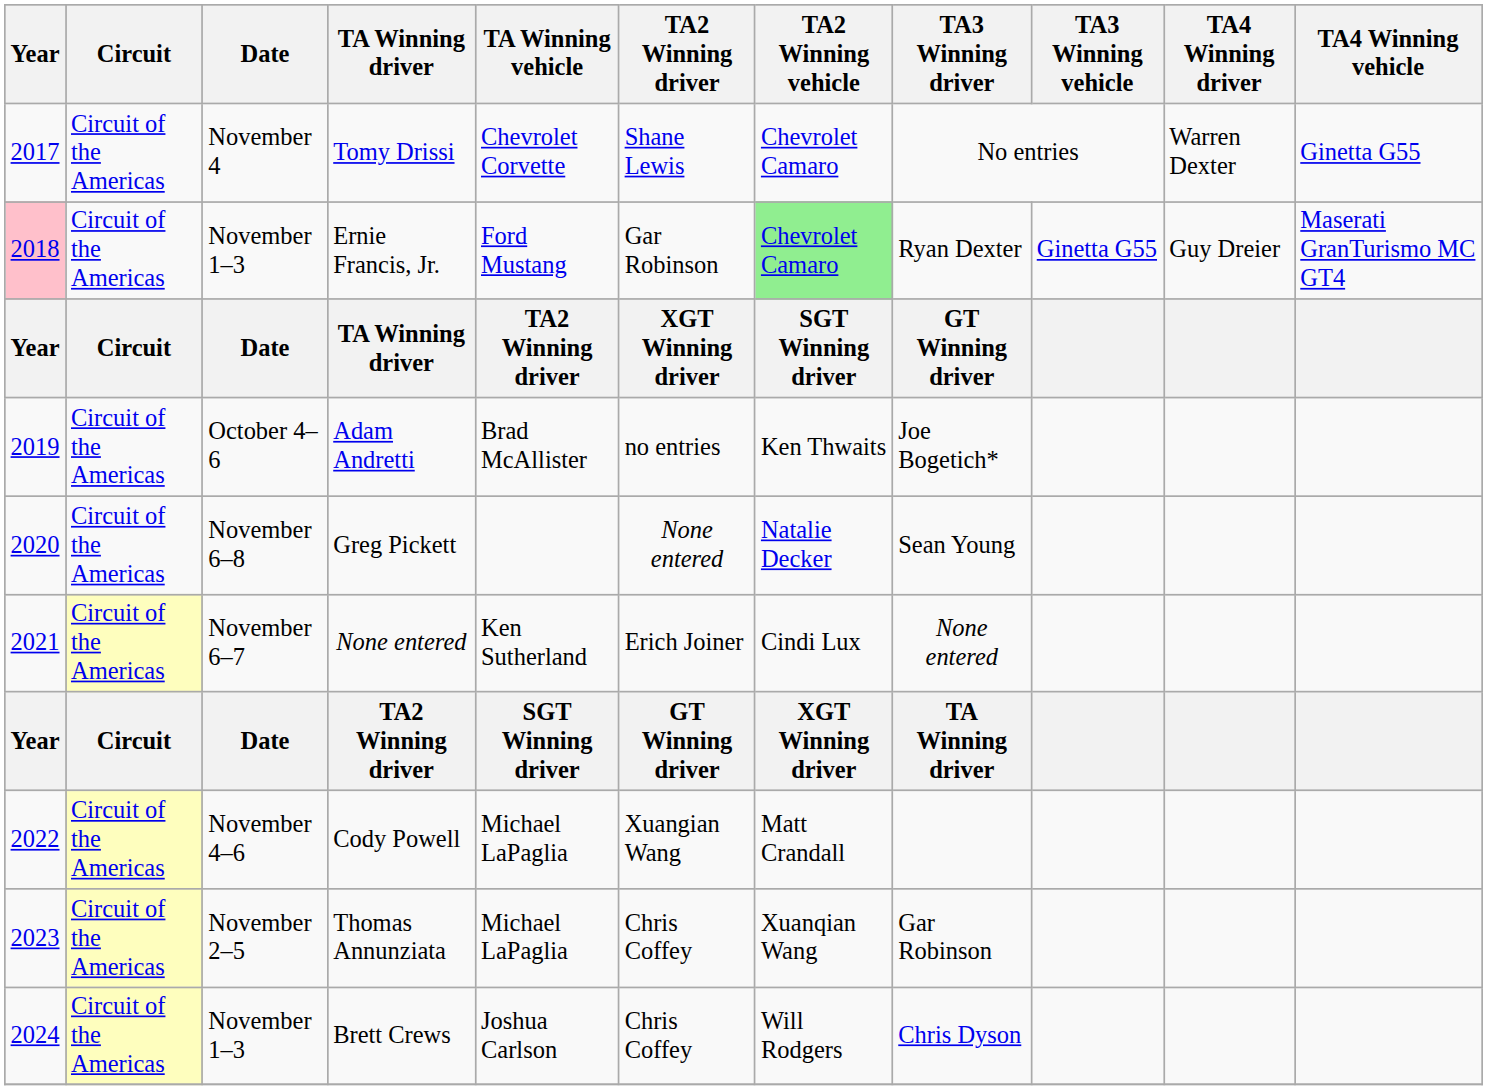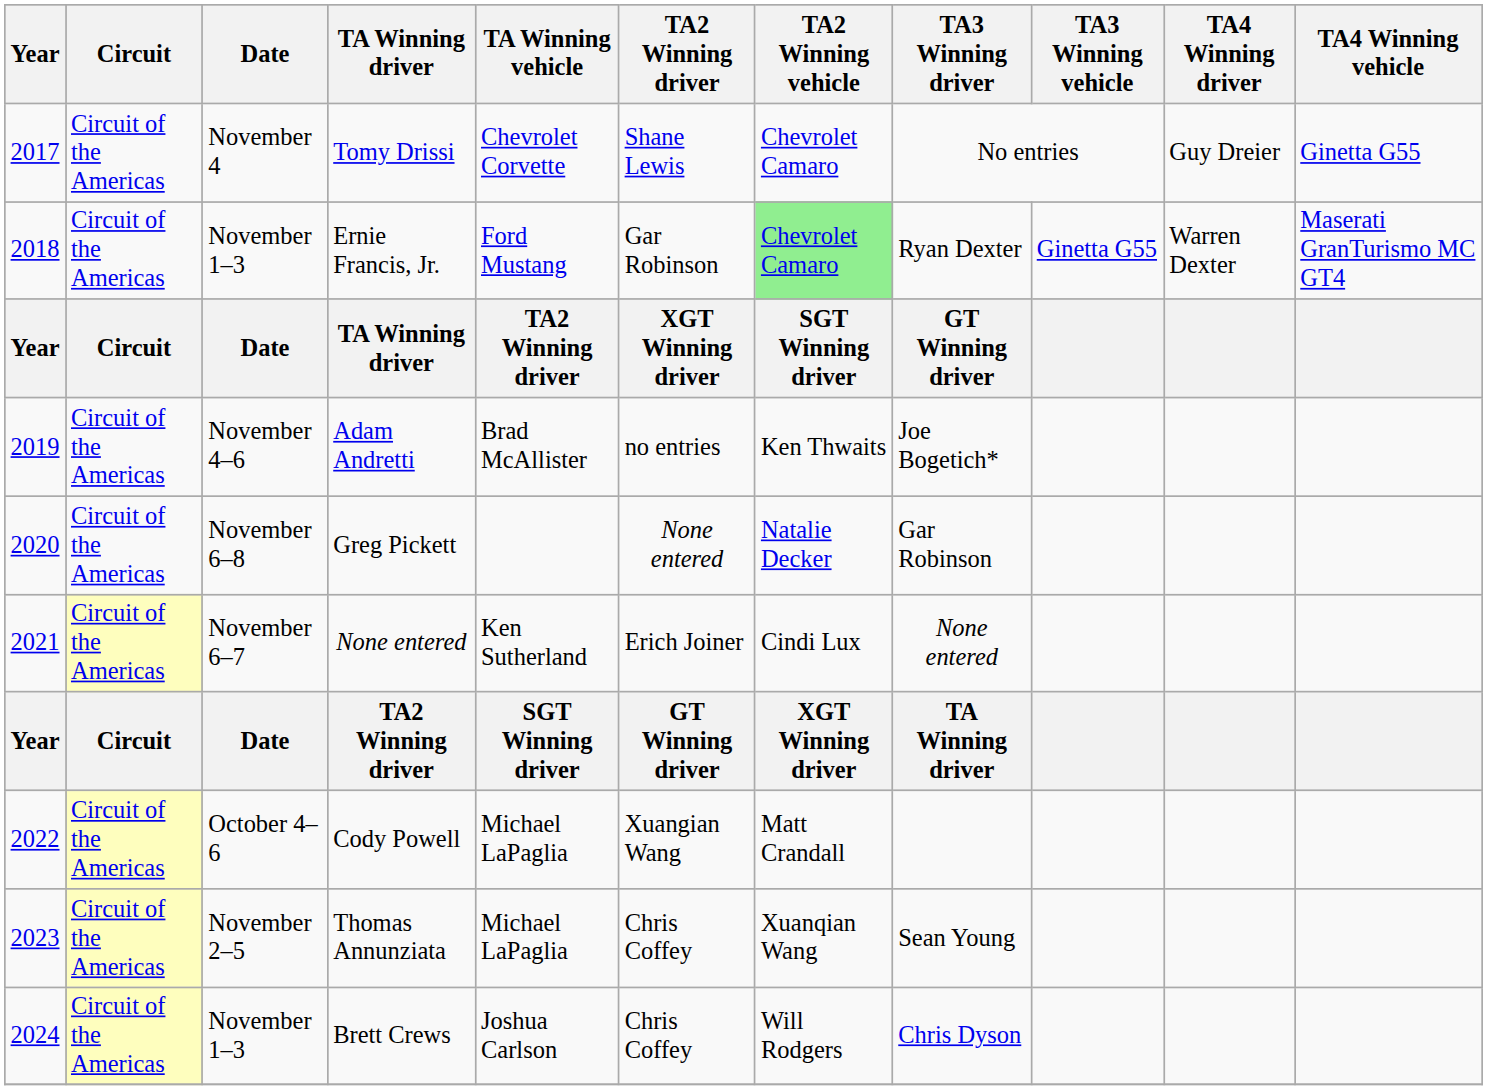(1205, 152) Warren Dexter -> (1225, 152) Guy Dreier
(35, 250) pink background -> (35, 250) no background
(1225, 250) Guy Dreier -> (1205, 250) Warren Dexter
(263, 446) October 4–6 -> (260, 446) November 4–6
(957, 544) Sean Young -> (945, 544) Gar Robinson
(260, 839) November 4–6 -> (263, 839) October 4–6
(945, 937) Gar Robinson -> (957, 937) Sean Young
